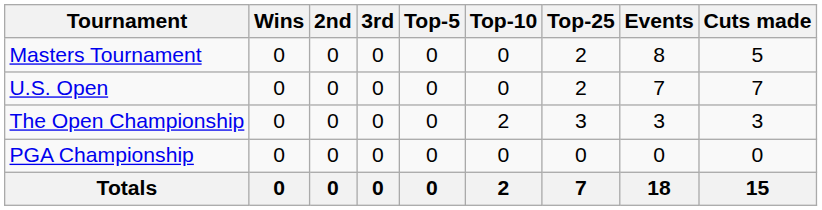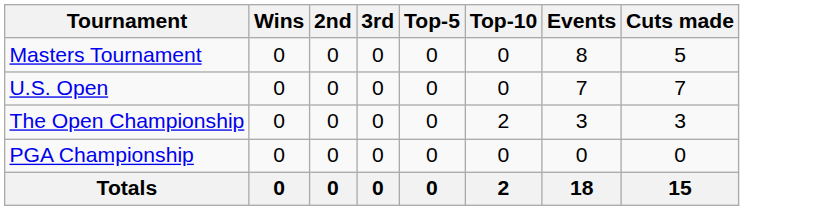- column: (581, 21)
